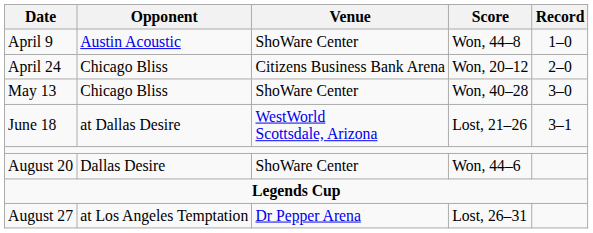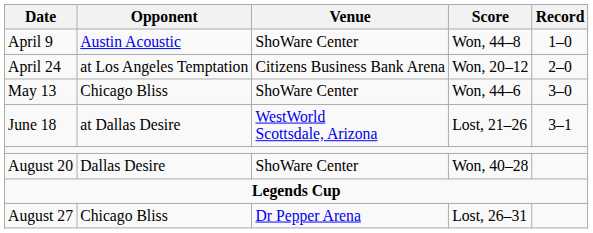(124, 66) Chicago Bliss -> (164, 66) at Los Angeles Temptation
(490, 91) Won, 40–28 -> (486, 91) Won, 44–6
(486, 166) Won, 44–6 -> (490, 166) Won, 40–28
(164, 215) at Los Angeles Temptation -> (124, 215) Chicago Bliss
